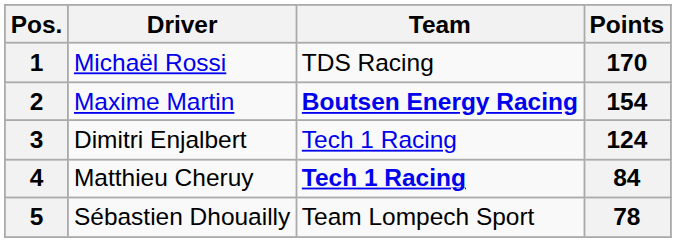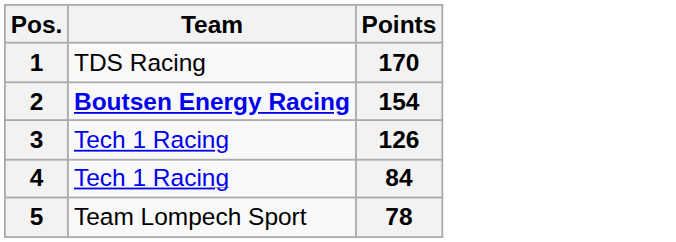- column: (182, 24)
(627, 140) 124 -> (399, 140) 126
(384, 178) bold -> (152, 178) normal
